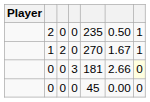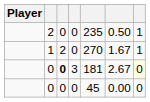(63, 69) normal -> (63, 69) bold
(119, 69) 2.66 -> (119, 69) 2.67
